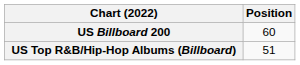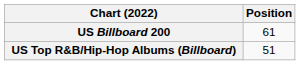(269, 32) 60 -> (269, 32) 61
